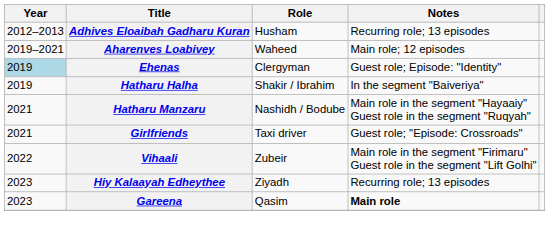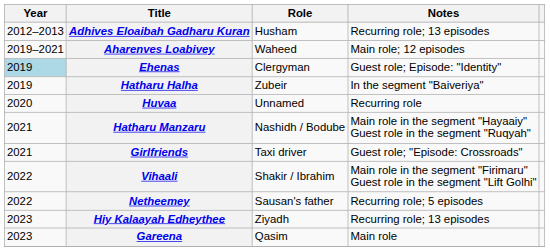(295, 85) Shakir / Ibrahim -> (271, 85) Zubeir
+ row: (159, 103)
(271, 158) Zubeir -> (295, 176) Shakir / Ibrahim
+ row: (159, 201)
(375, 201) bold -> (374, 237) normal
